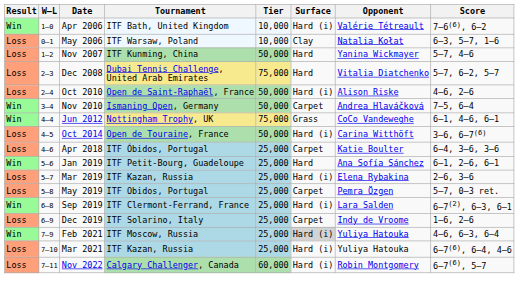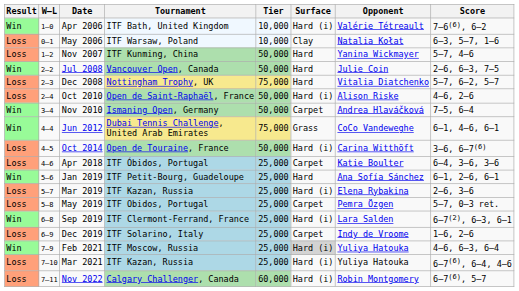+ row: (82, 68)
(165, 73) Dubai Tennis Challenge, United Arab Emirates -> (160, 82) Nottingham Trophy, UK
(160, 120) Nottingham Trophy, UK -> (165, 128) Dubai Tennis Challenge, United Arab Emirates
